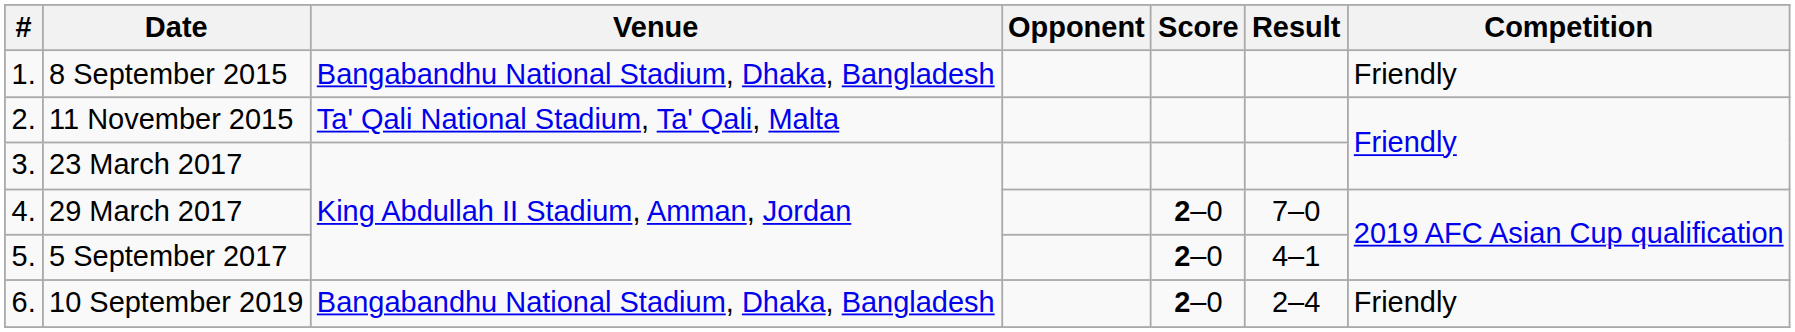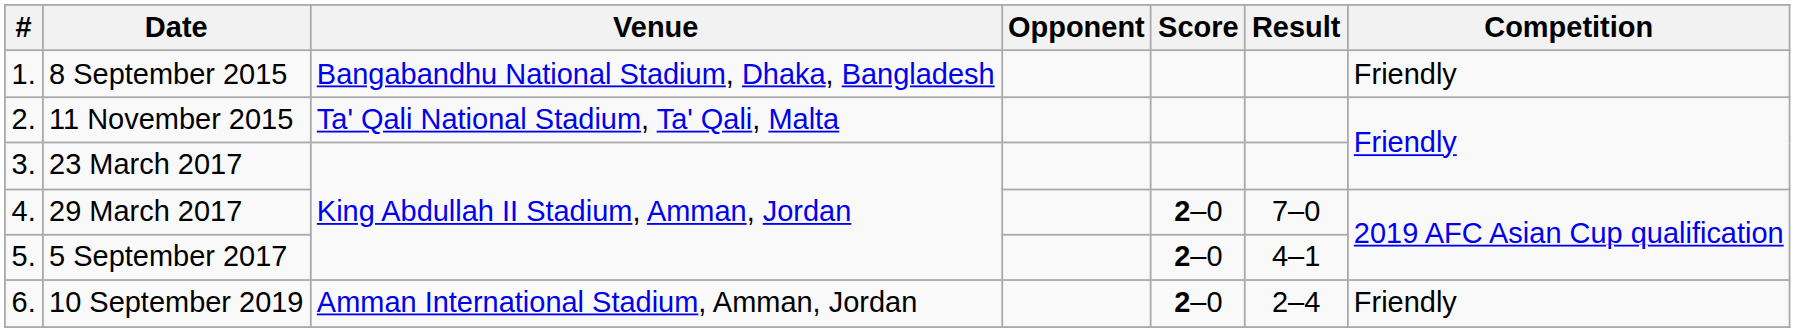(656, 303) Bangabandhu National Stadium, Dhaka, Bangladesh -> (617, 303) Amman International Stadium, Amman, Jordan
